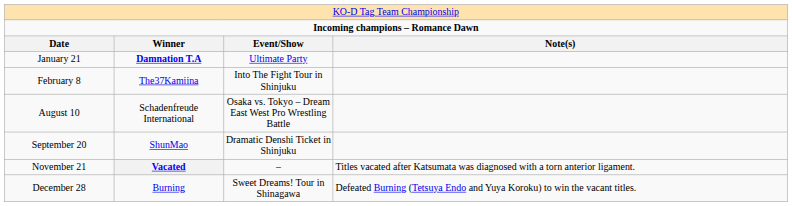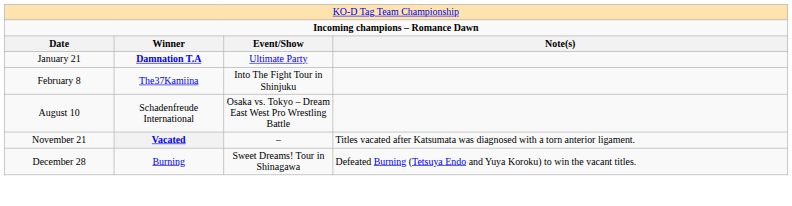- row: (59, 145)
